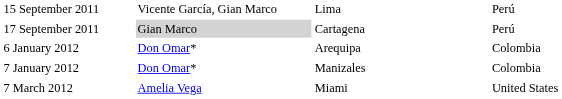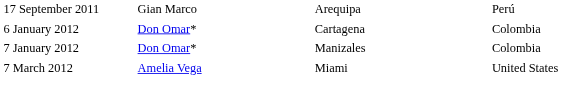- row: (51, 8)
(167, 28) lightgrey background -> (167, 8) no background
(340, 28) Cartagena -> (338, 8) Arequipa
(338, 48) Arequipa -> (340, 28) Cartagena
